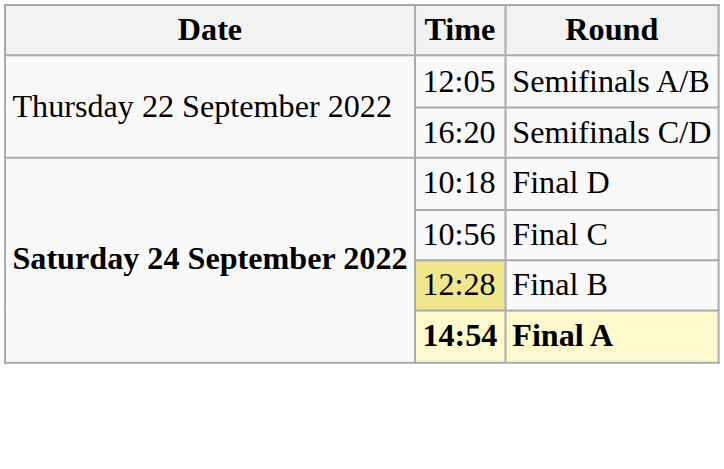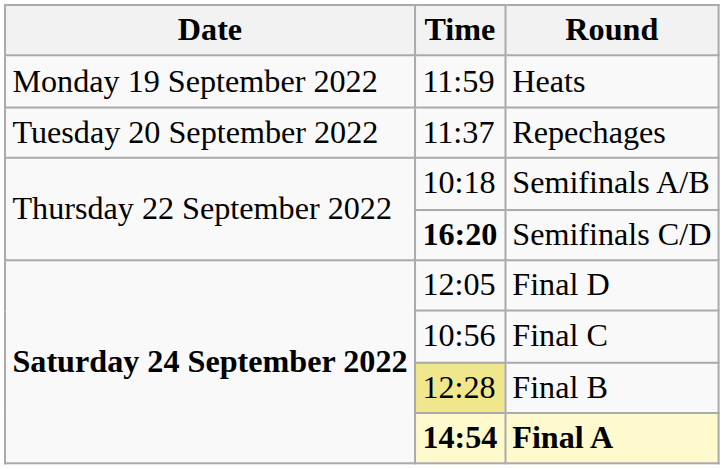+ row: (549, 81)
+ row: (589, 132)
(459, 81) 12:05 -> (459, 183) 10:18
(459, 132) normal -> (460, 234) bold
(459, 183) 10:18 -> (459, 285) 12:05
